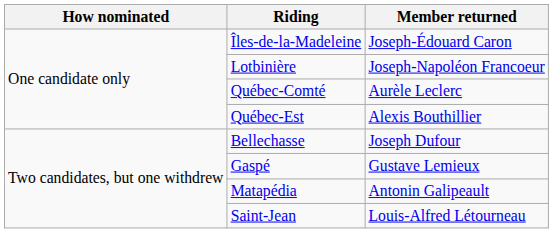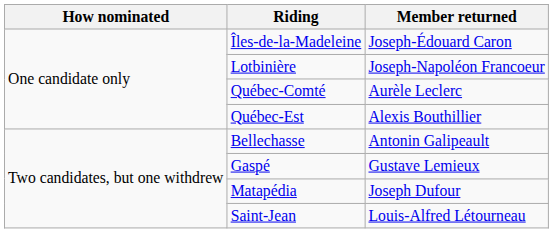(414, 141) Joseph Dufour -> (429, 141) Antonin Galipeault
(429, 191) Antonin Galipeault -> (414, 191) Joseph Dufour
